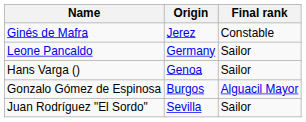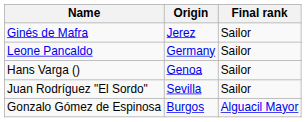(247, 32) Constable -> (236, 32) Sailor
rows swapped: (77, 107) <-> (84, 88)
